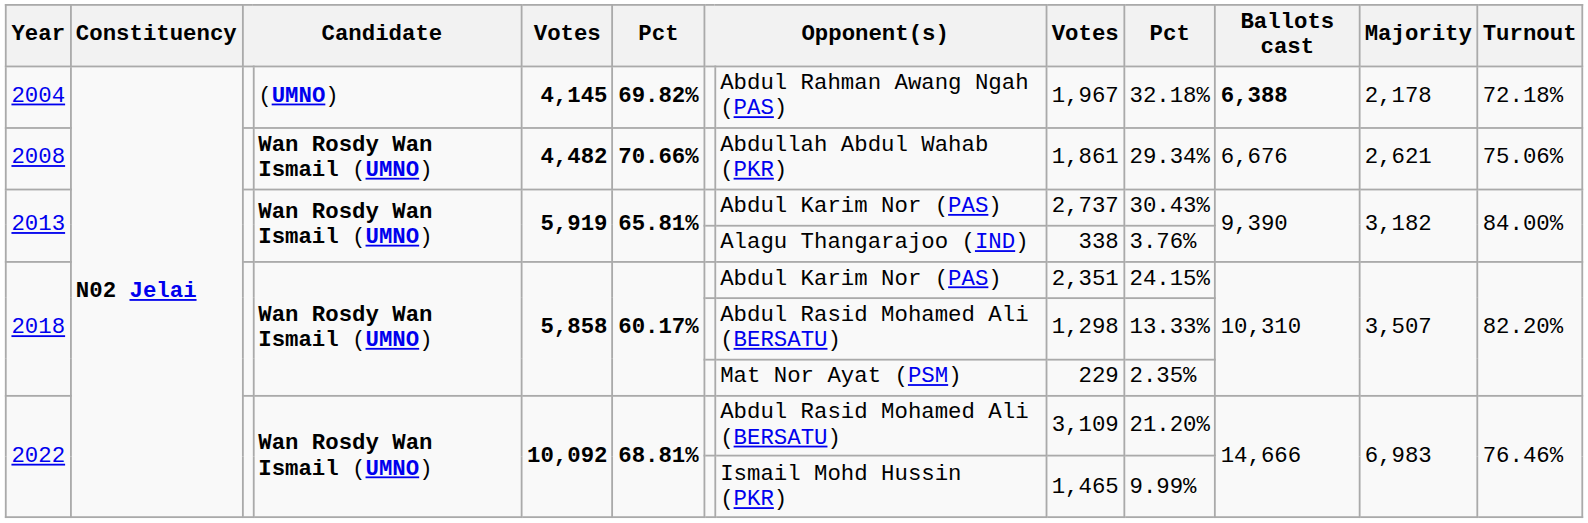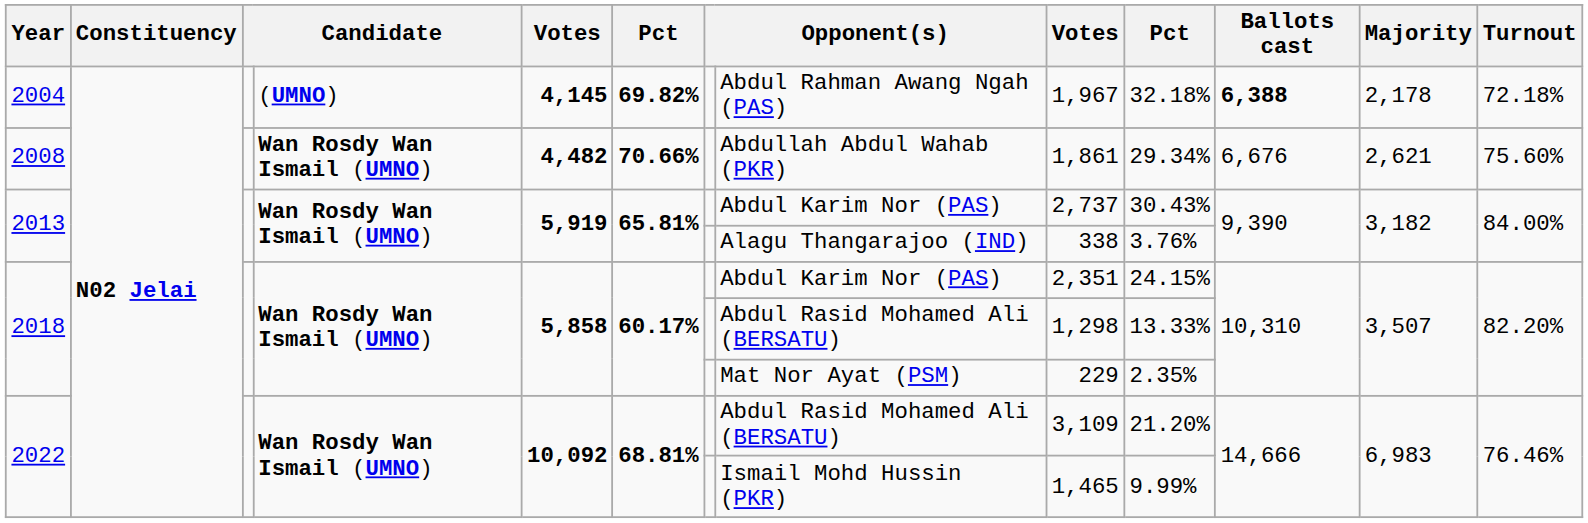(1523, 158) 75.06% -> (1523, 158) 75.60%
